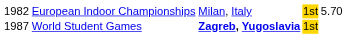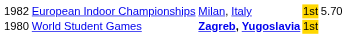(17, 26) 1987 -> (17, 26) 1980
